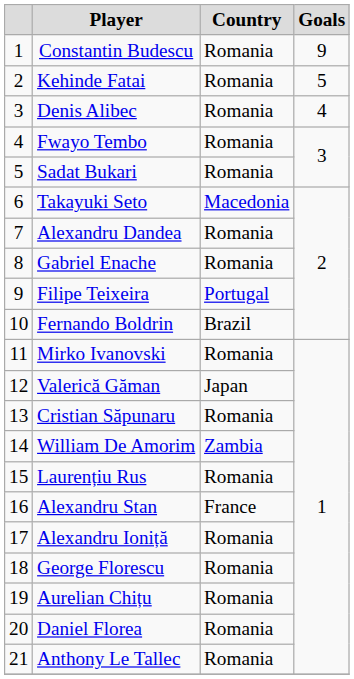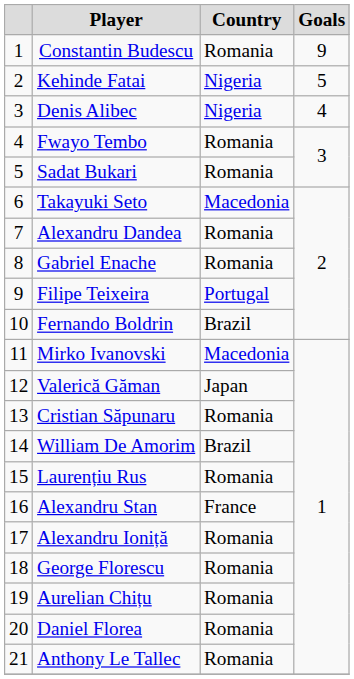(239, 80) Romania -> (233, 80) Nigeria
(239, 111) Romania -> (233, 111) Nigeria
(239, 354) Romania -> (247, 354) Macedonia
(233, 446) Zambia -> (228, 446) Brazil
